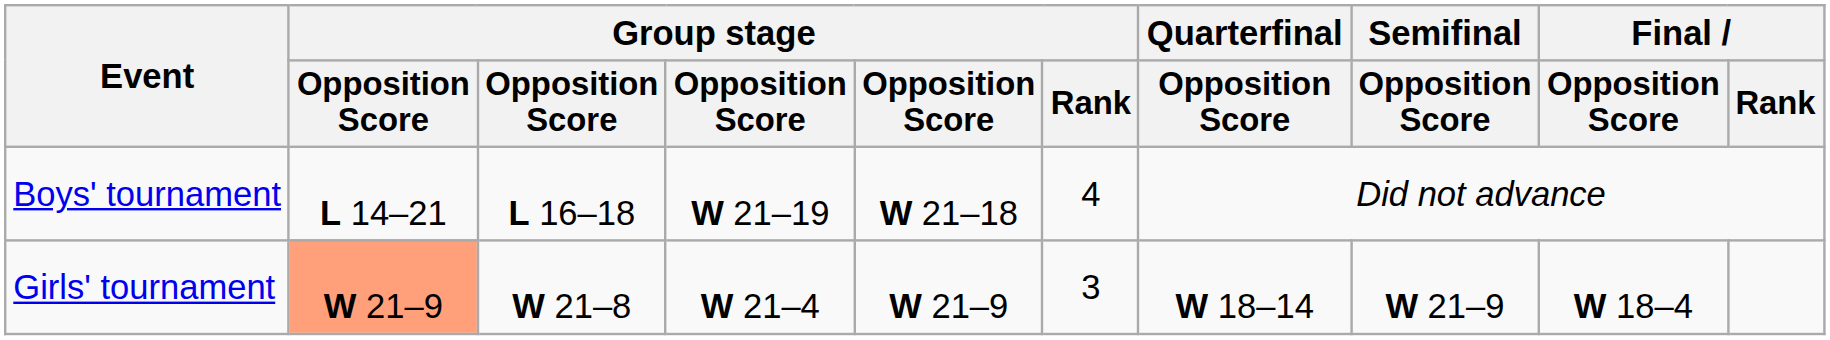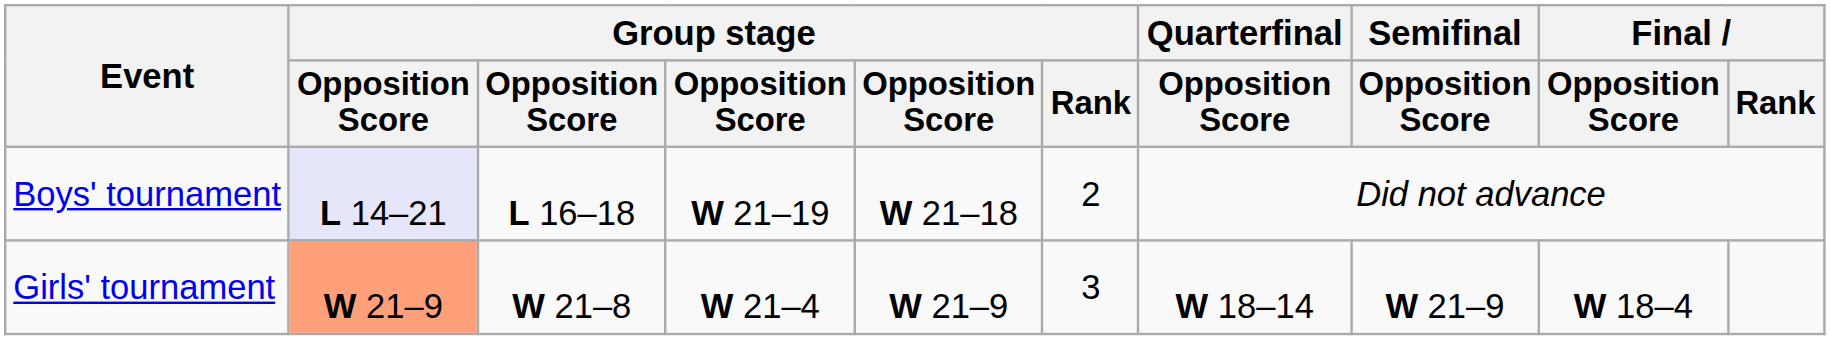(383, 213) no background -> (383, 213) lavender background
(1091, 194) 4 -> (1091, 194) 2
